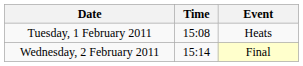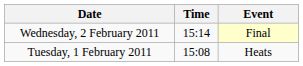rows swapped: (90, 33) <-> (90, 52)
